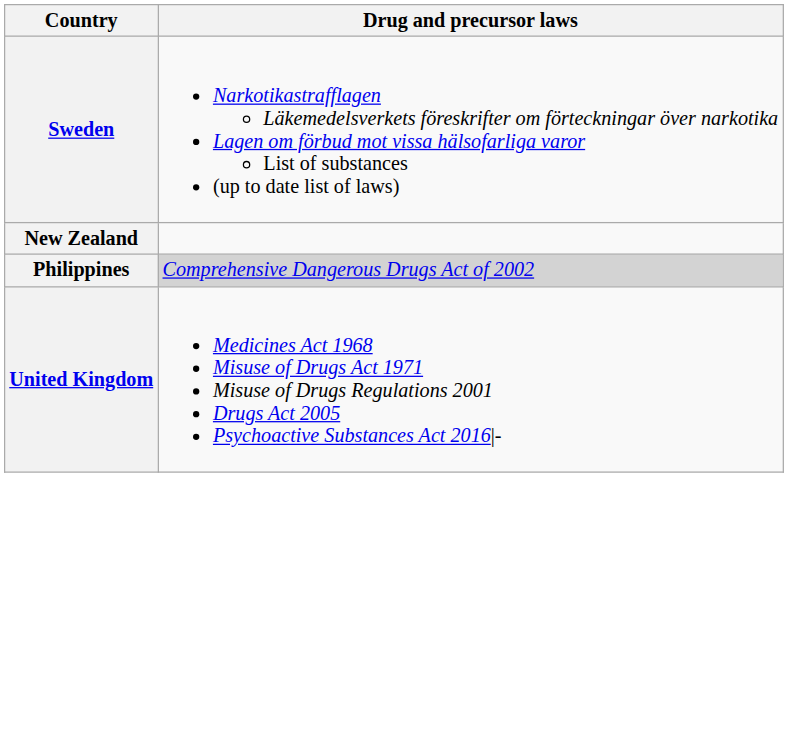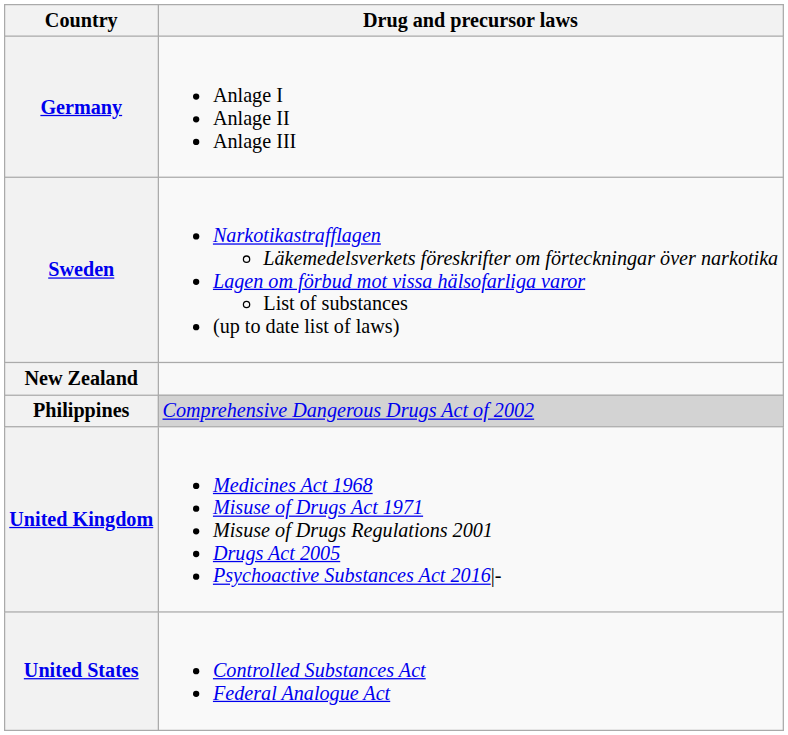+ row: (81, 106)
+ row: (81, 670)
